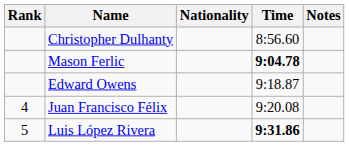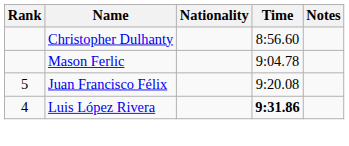(277, 61) bold -> (277, 61) normal
- row: (92, 84)
(25, 107) 4 -> (25, 84) 5
(25, 130) 5 -> (25, 107) 4
